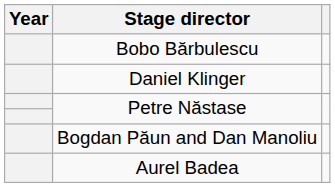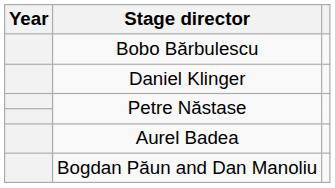rows swapped: (29, 138) <-> (29, 168)
